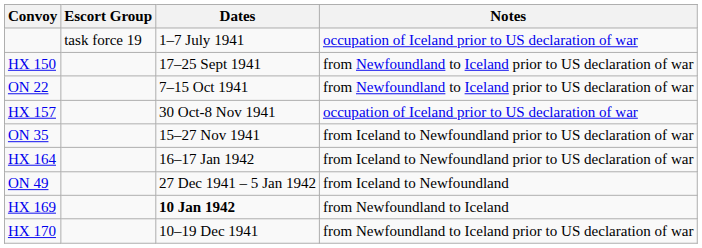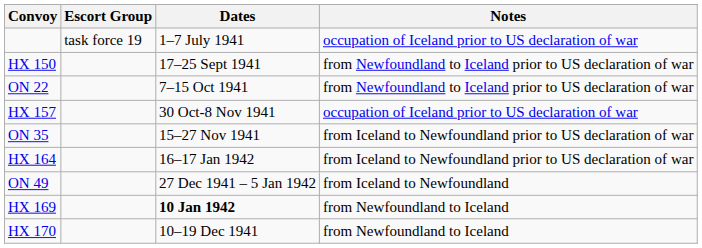(508, 231) from Newfoundland to Iceland prior to US declaration of war -> (416, 231) from Newfoundland to Iceland
